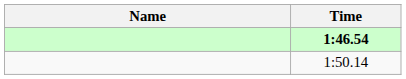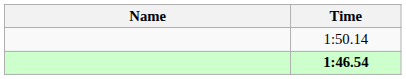rows swapped: (346, 39) <-> (346, 62)
